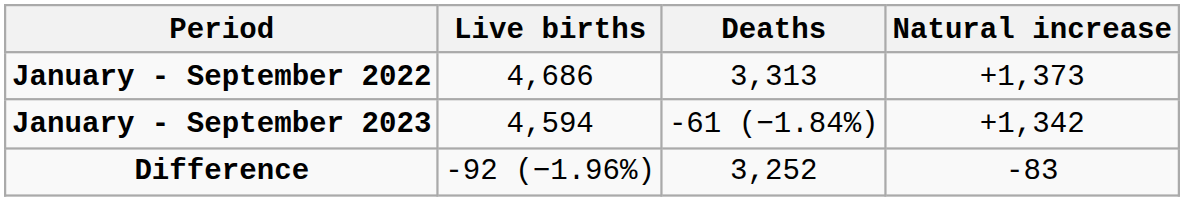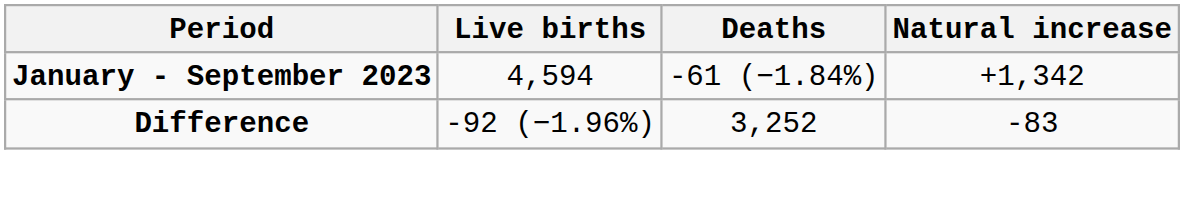- row: (222, 76)
